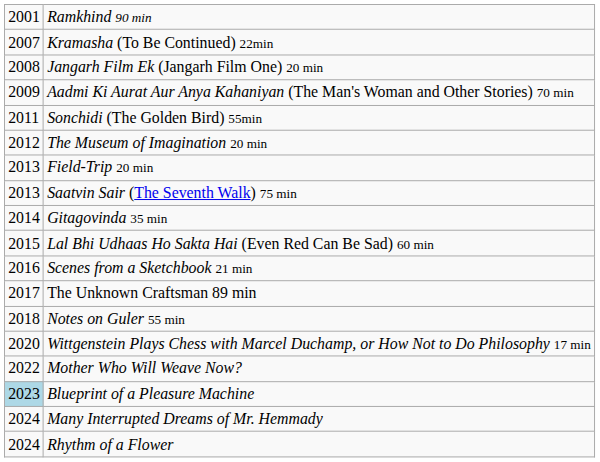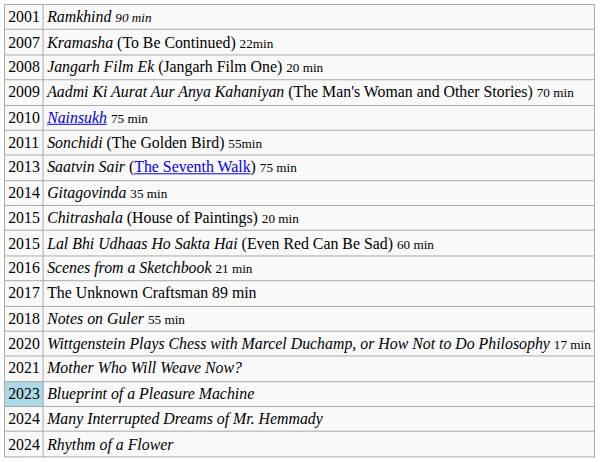+ row: (98, 117)
- row: (157, 142)
- row: (100, 167)
+ row: (173, 218)
(24, 368) 2022 -> (24, 368) 2021
